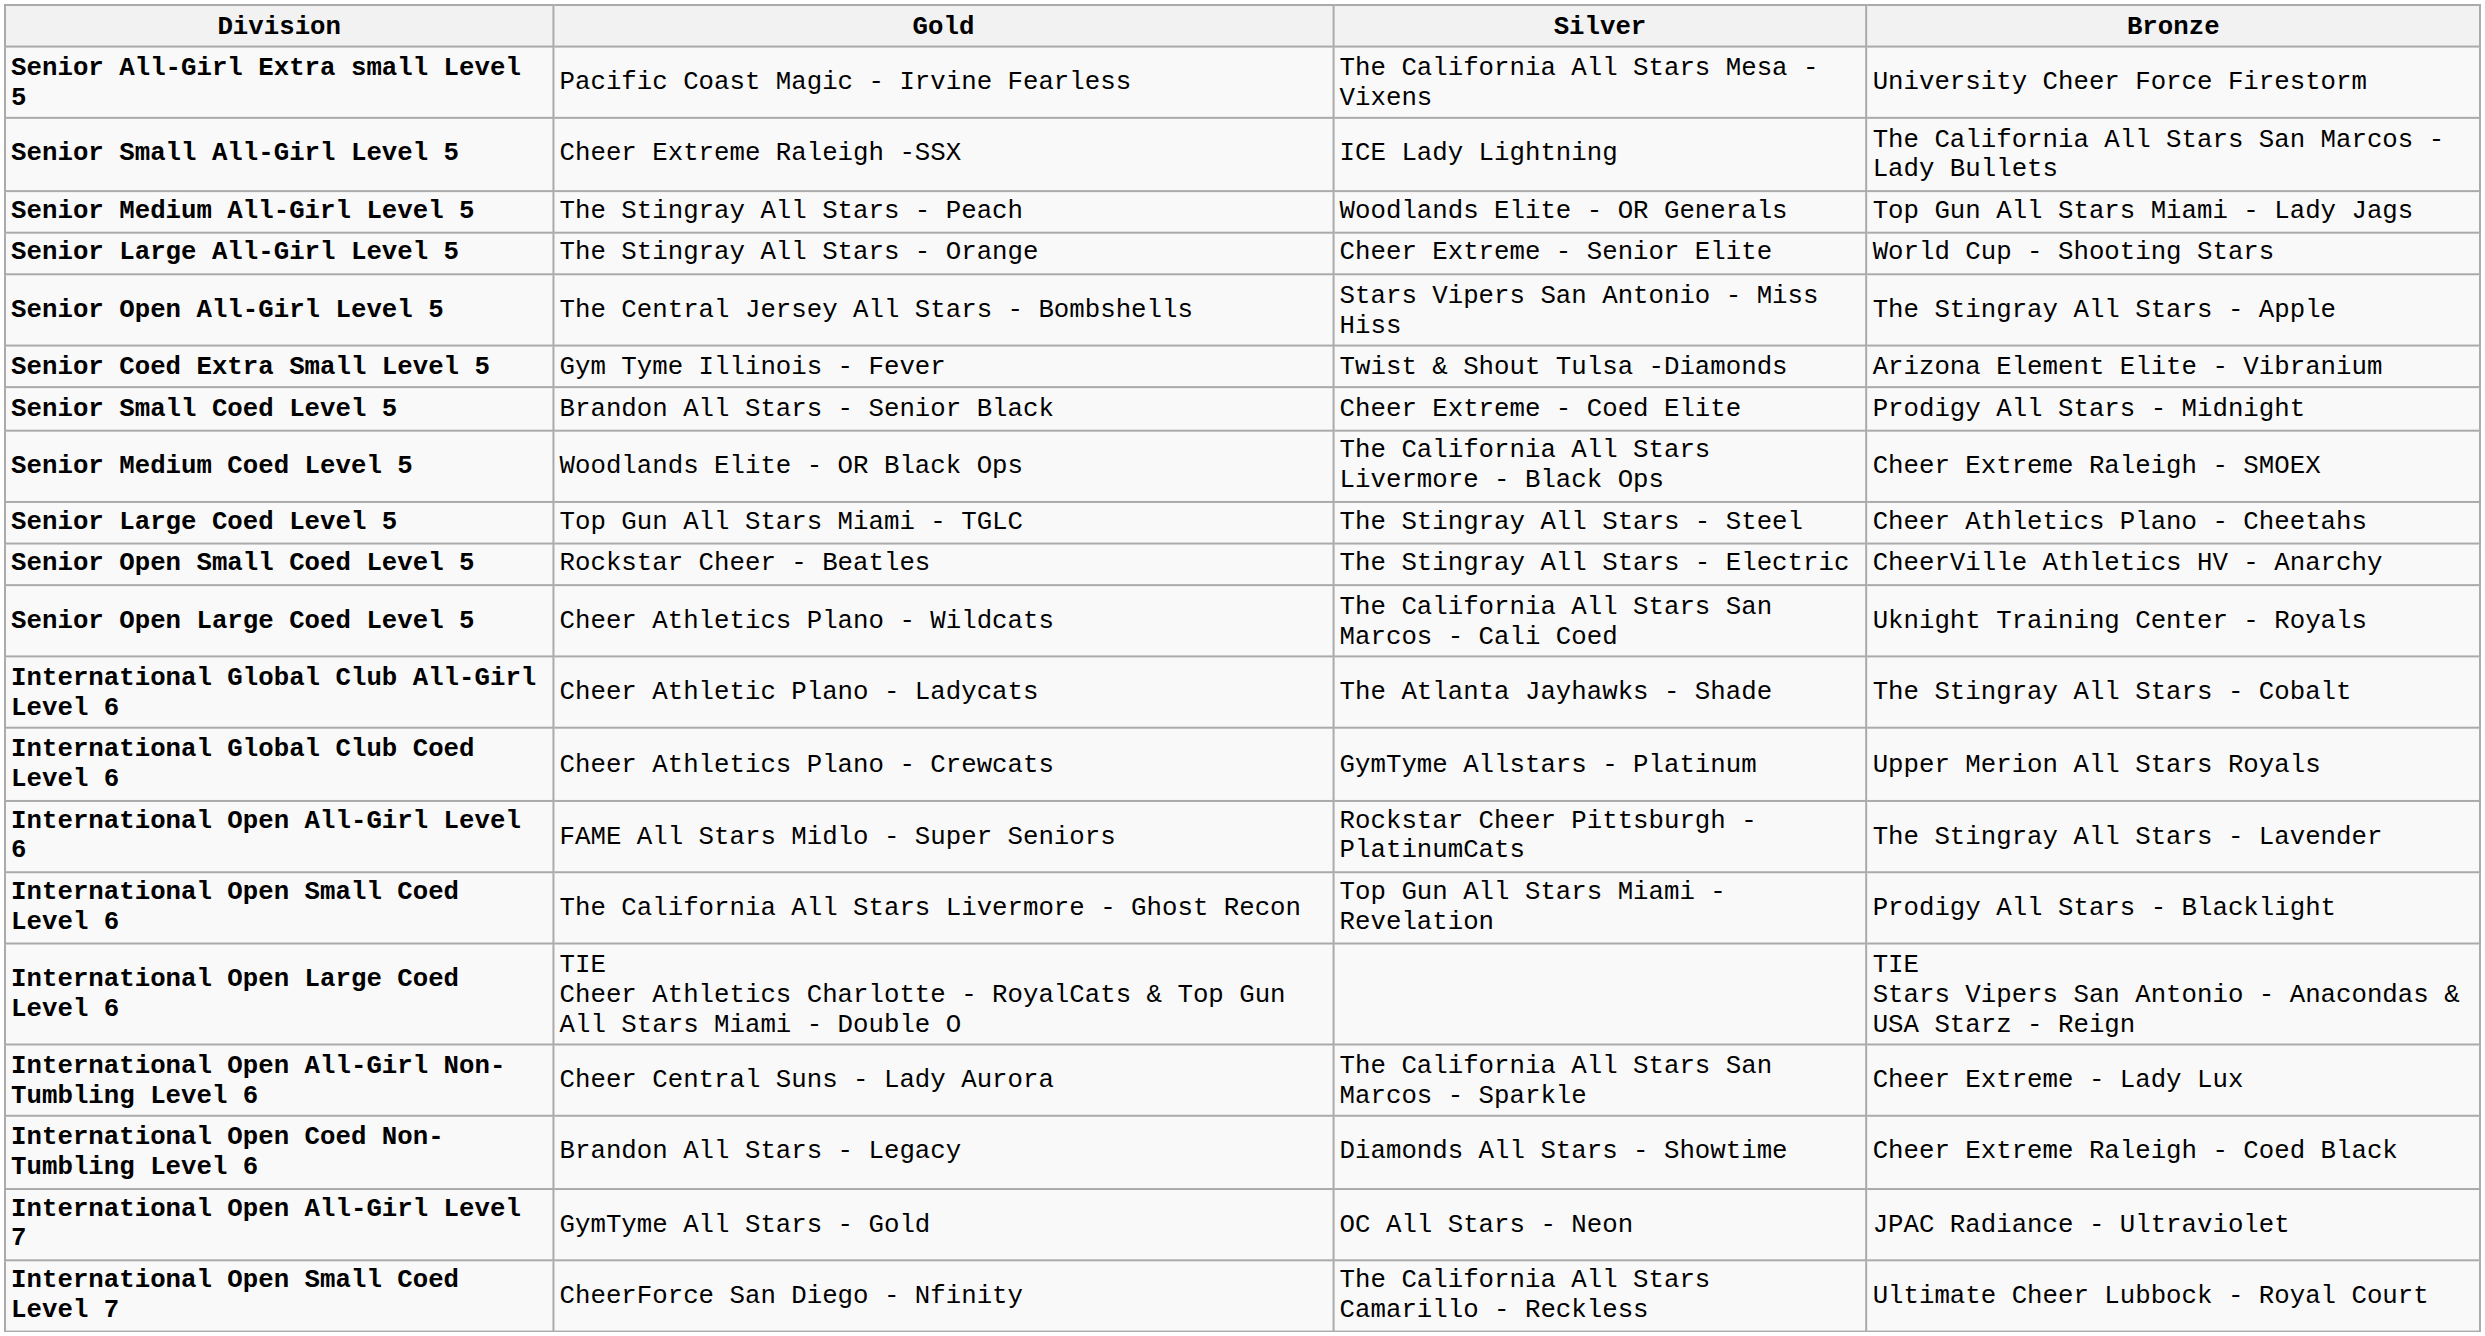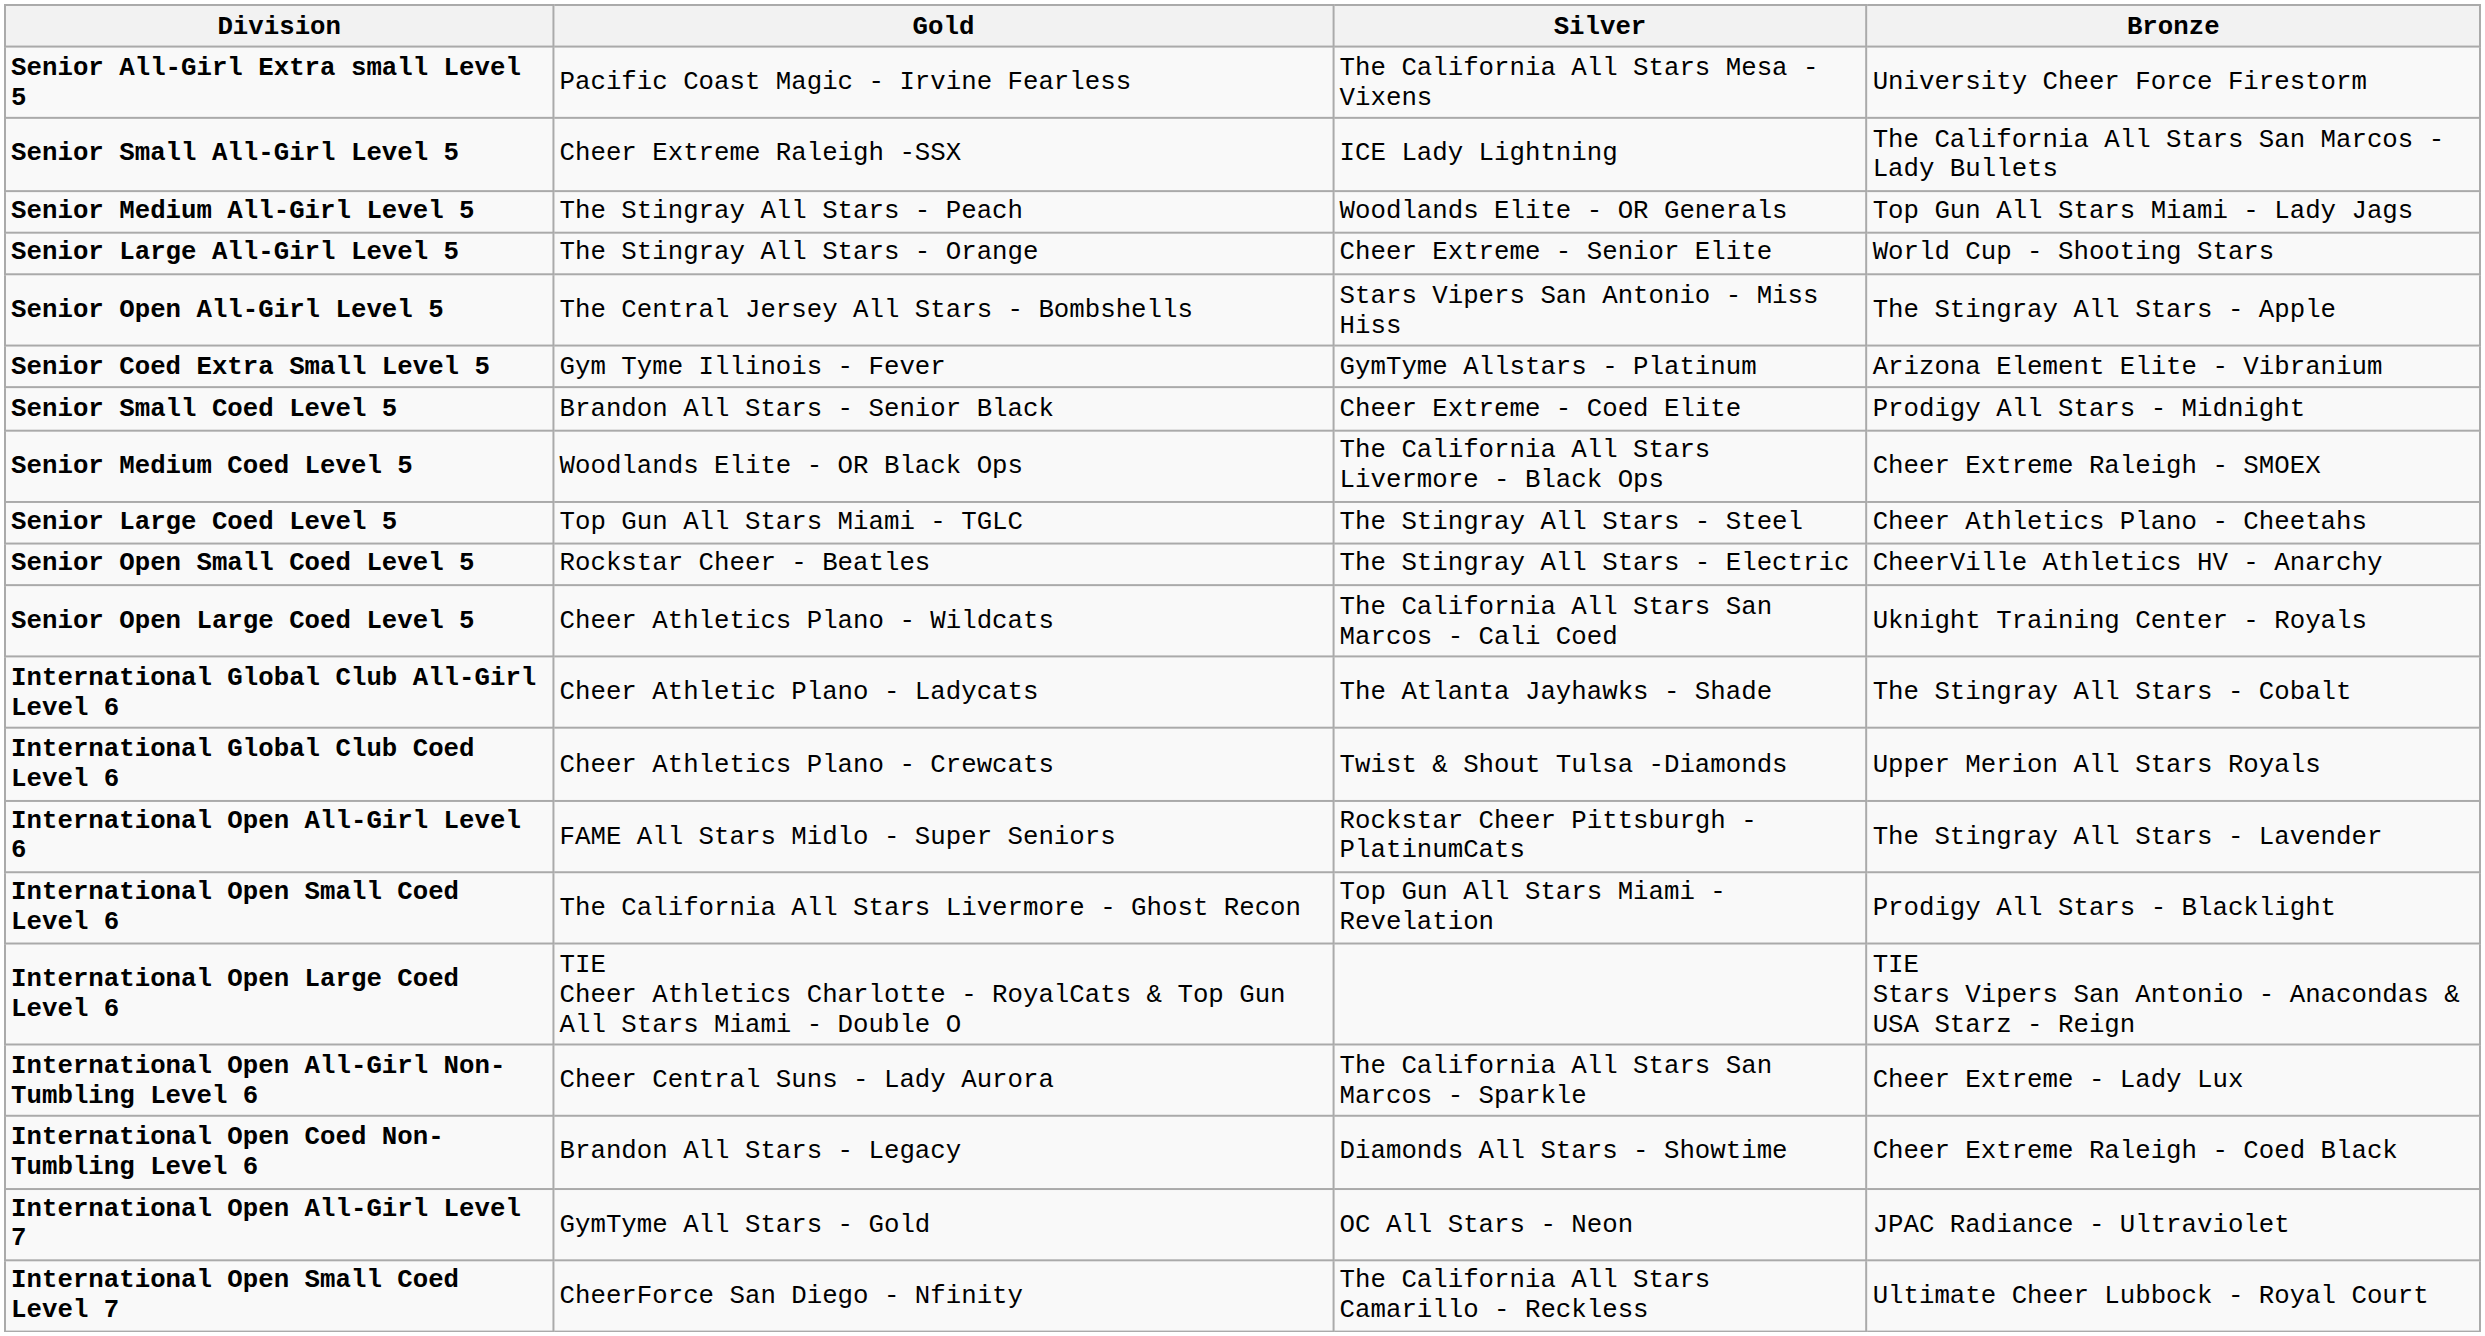(1564, 367) Twist & Shout Tulsa -Diamonds -> (1548, 367) GymTyme Allstars - Platinum
(1548, 764) GymTyme Allstars - Platinum -> (1564, 764) Twist & Shout Tulsa -Diamonds
